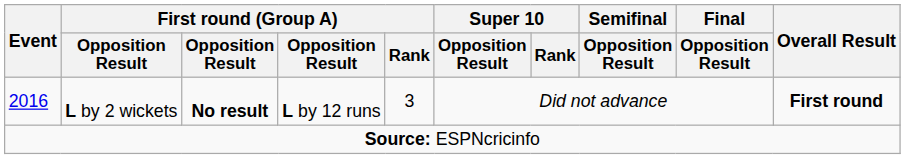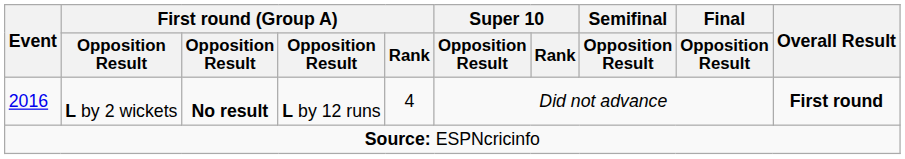(409, 102) 3 -> (409, 102) 4
